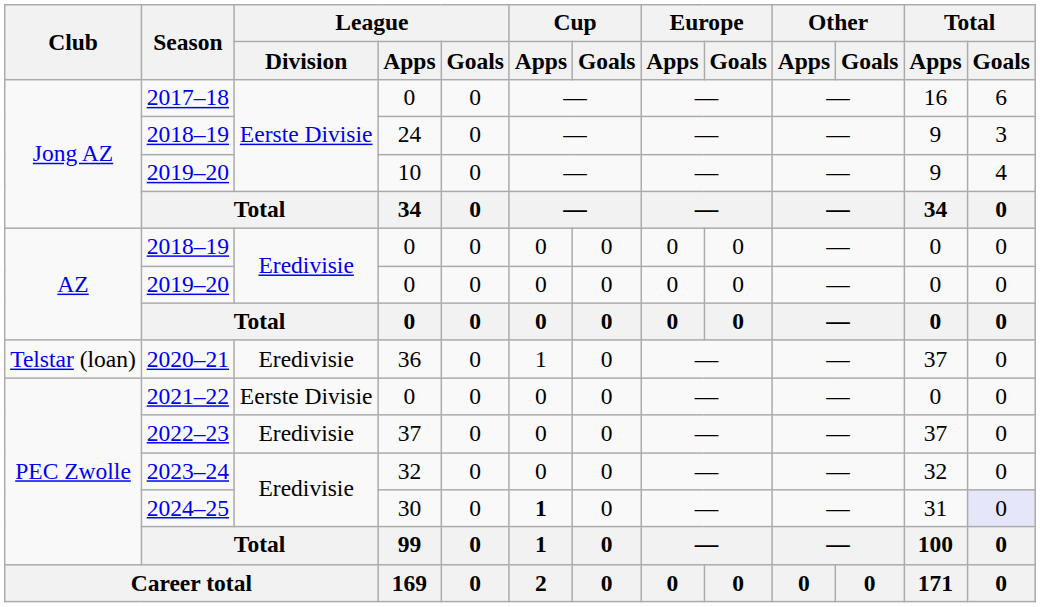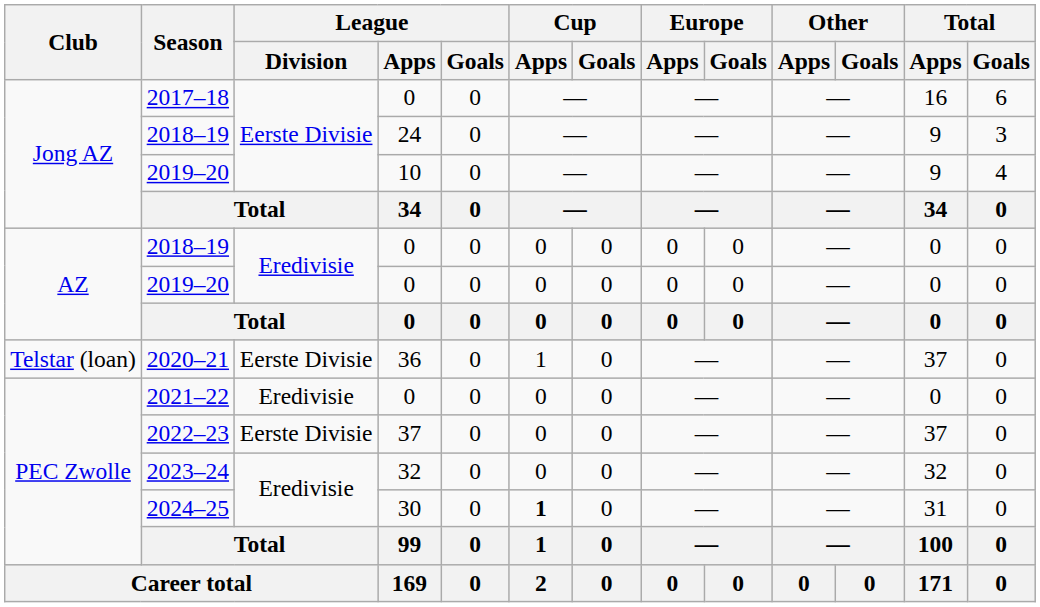(306, 358) Eredivisie -> (306, 358) Eerste Divisie
(306, 396) Eerste Divisie -> (306, 396) Eredivisie
(306, 433) Eredivisie -> (306, 433) Eerste Divisie
(1001, 508) lavender background -> (1001, 508) no background
